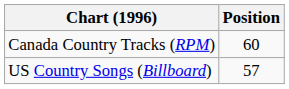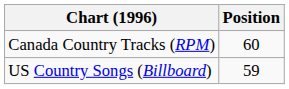(251, 70) 57 -> (251, 70) 59
